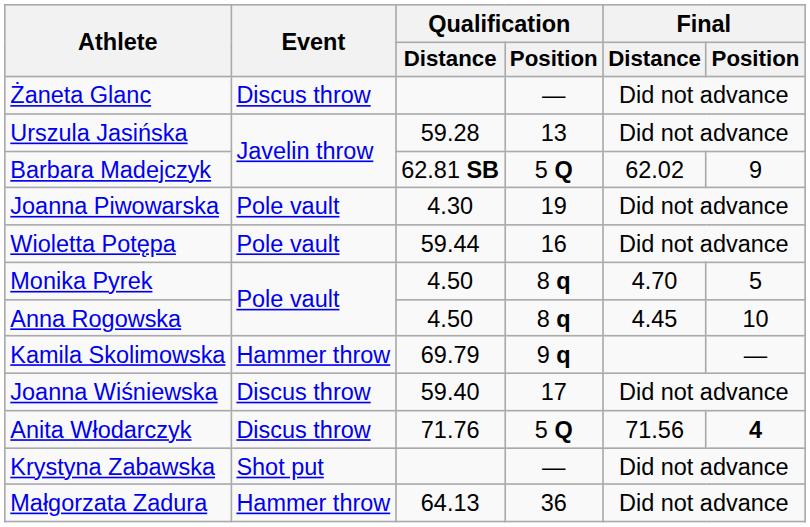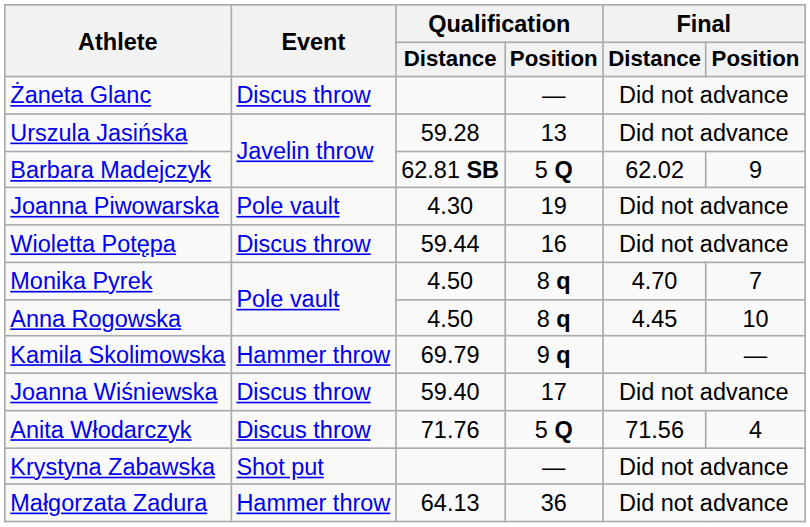(288, 244) Pole vault -> (304, 244) Discus throw
(755, 281) 5 -> (755, 281) 7
(755, 430) bold -> (755, 430) normal
